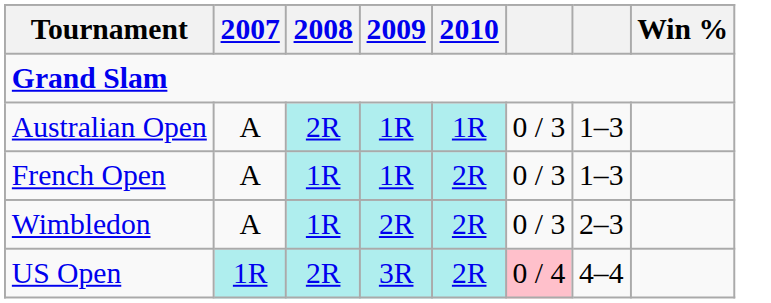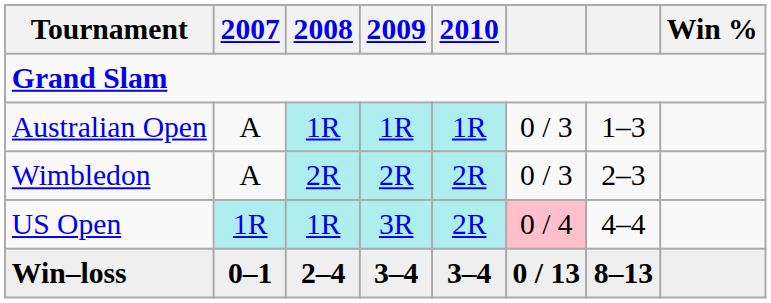(323, 126) 2R -> (323, 126) 1R
- row: (89, 175)
(323, 224) 1R -> (323, 175) 2R
(323, 273) 2R -> (323, 224) 1R
+ row: (69, 273)
